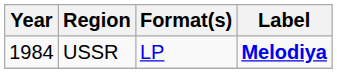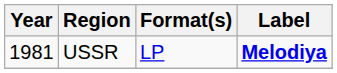(31, 52) 1984 -> (31, 52) 1981
